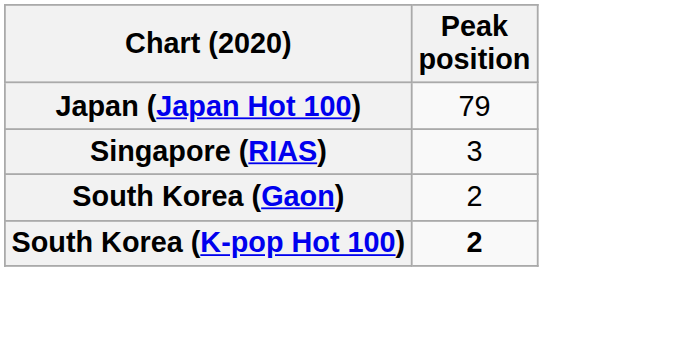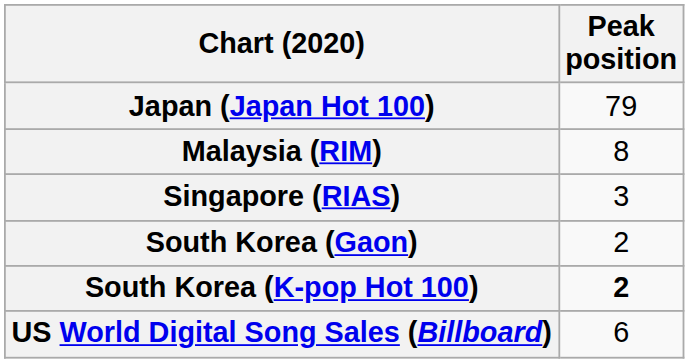+ row: (282, 151)
+ row: (282, 333)
